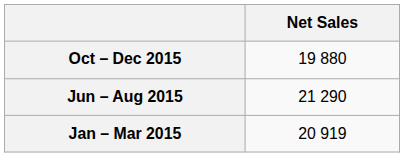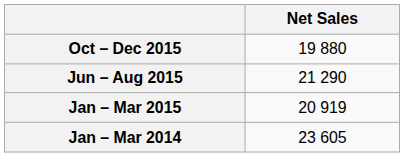+ row: (125, 137)
